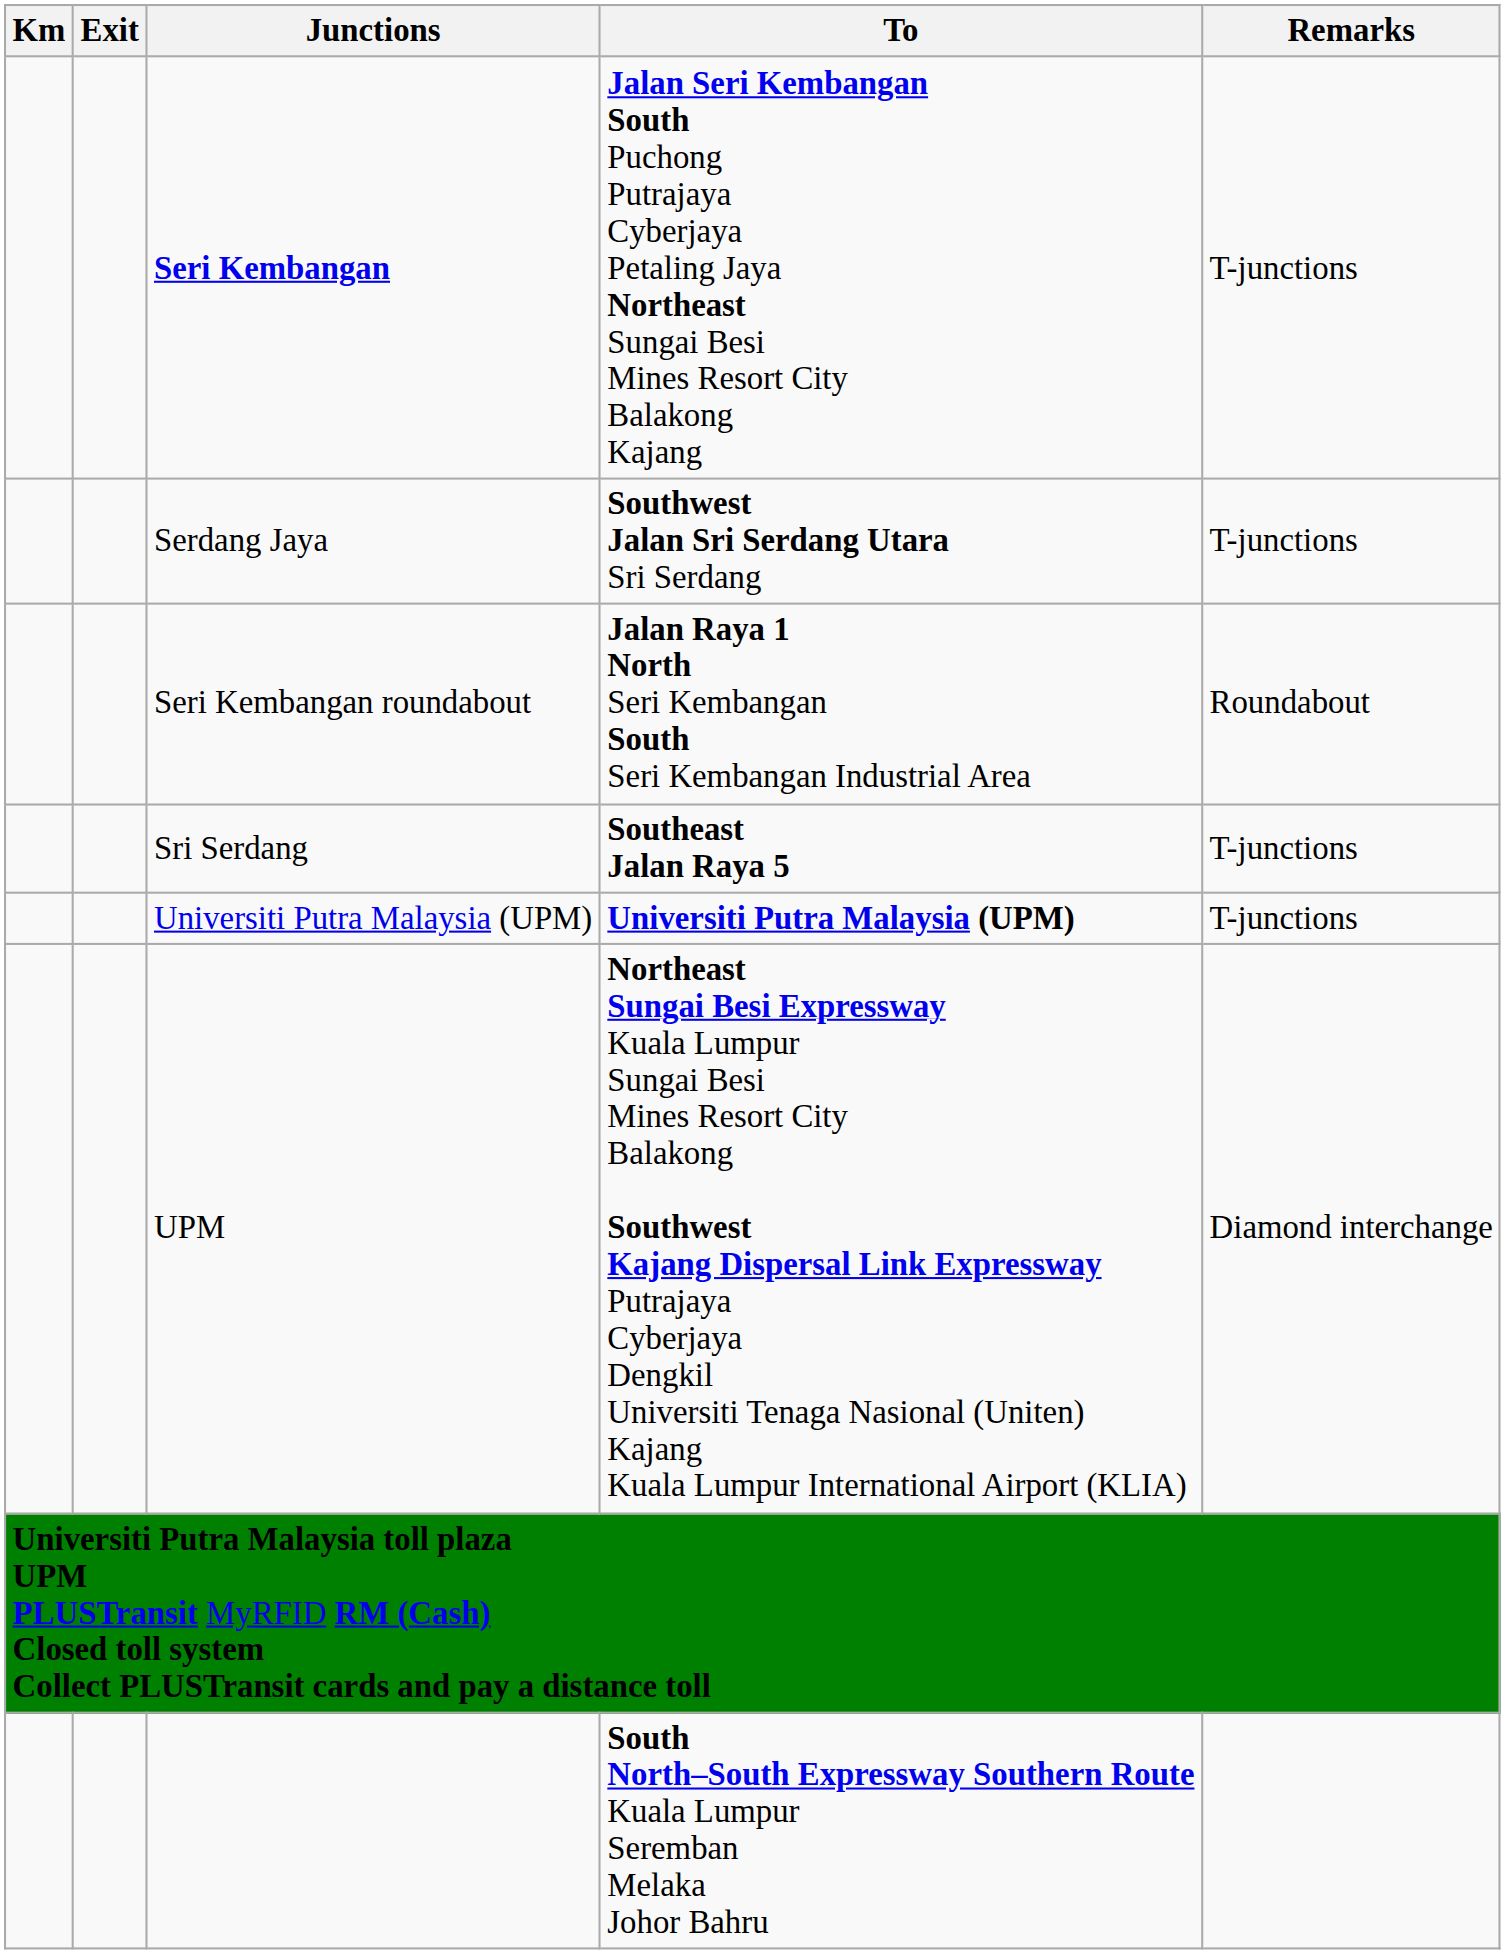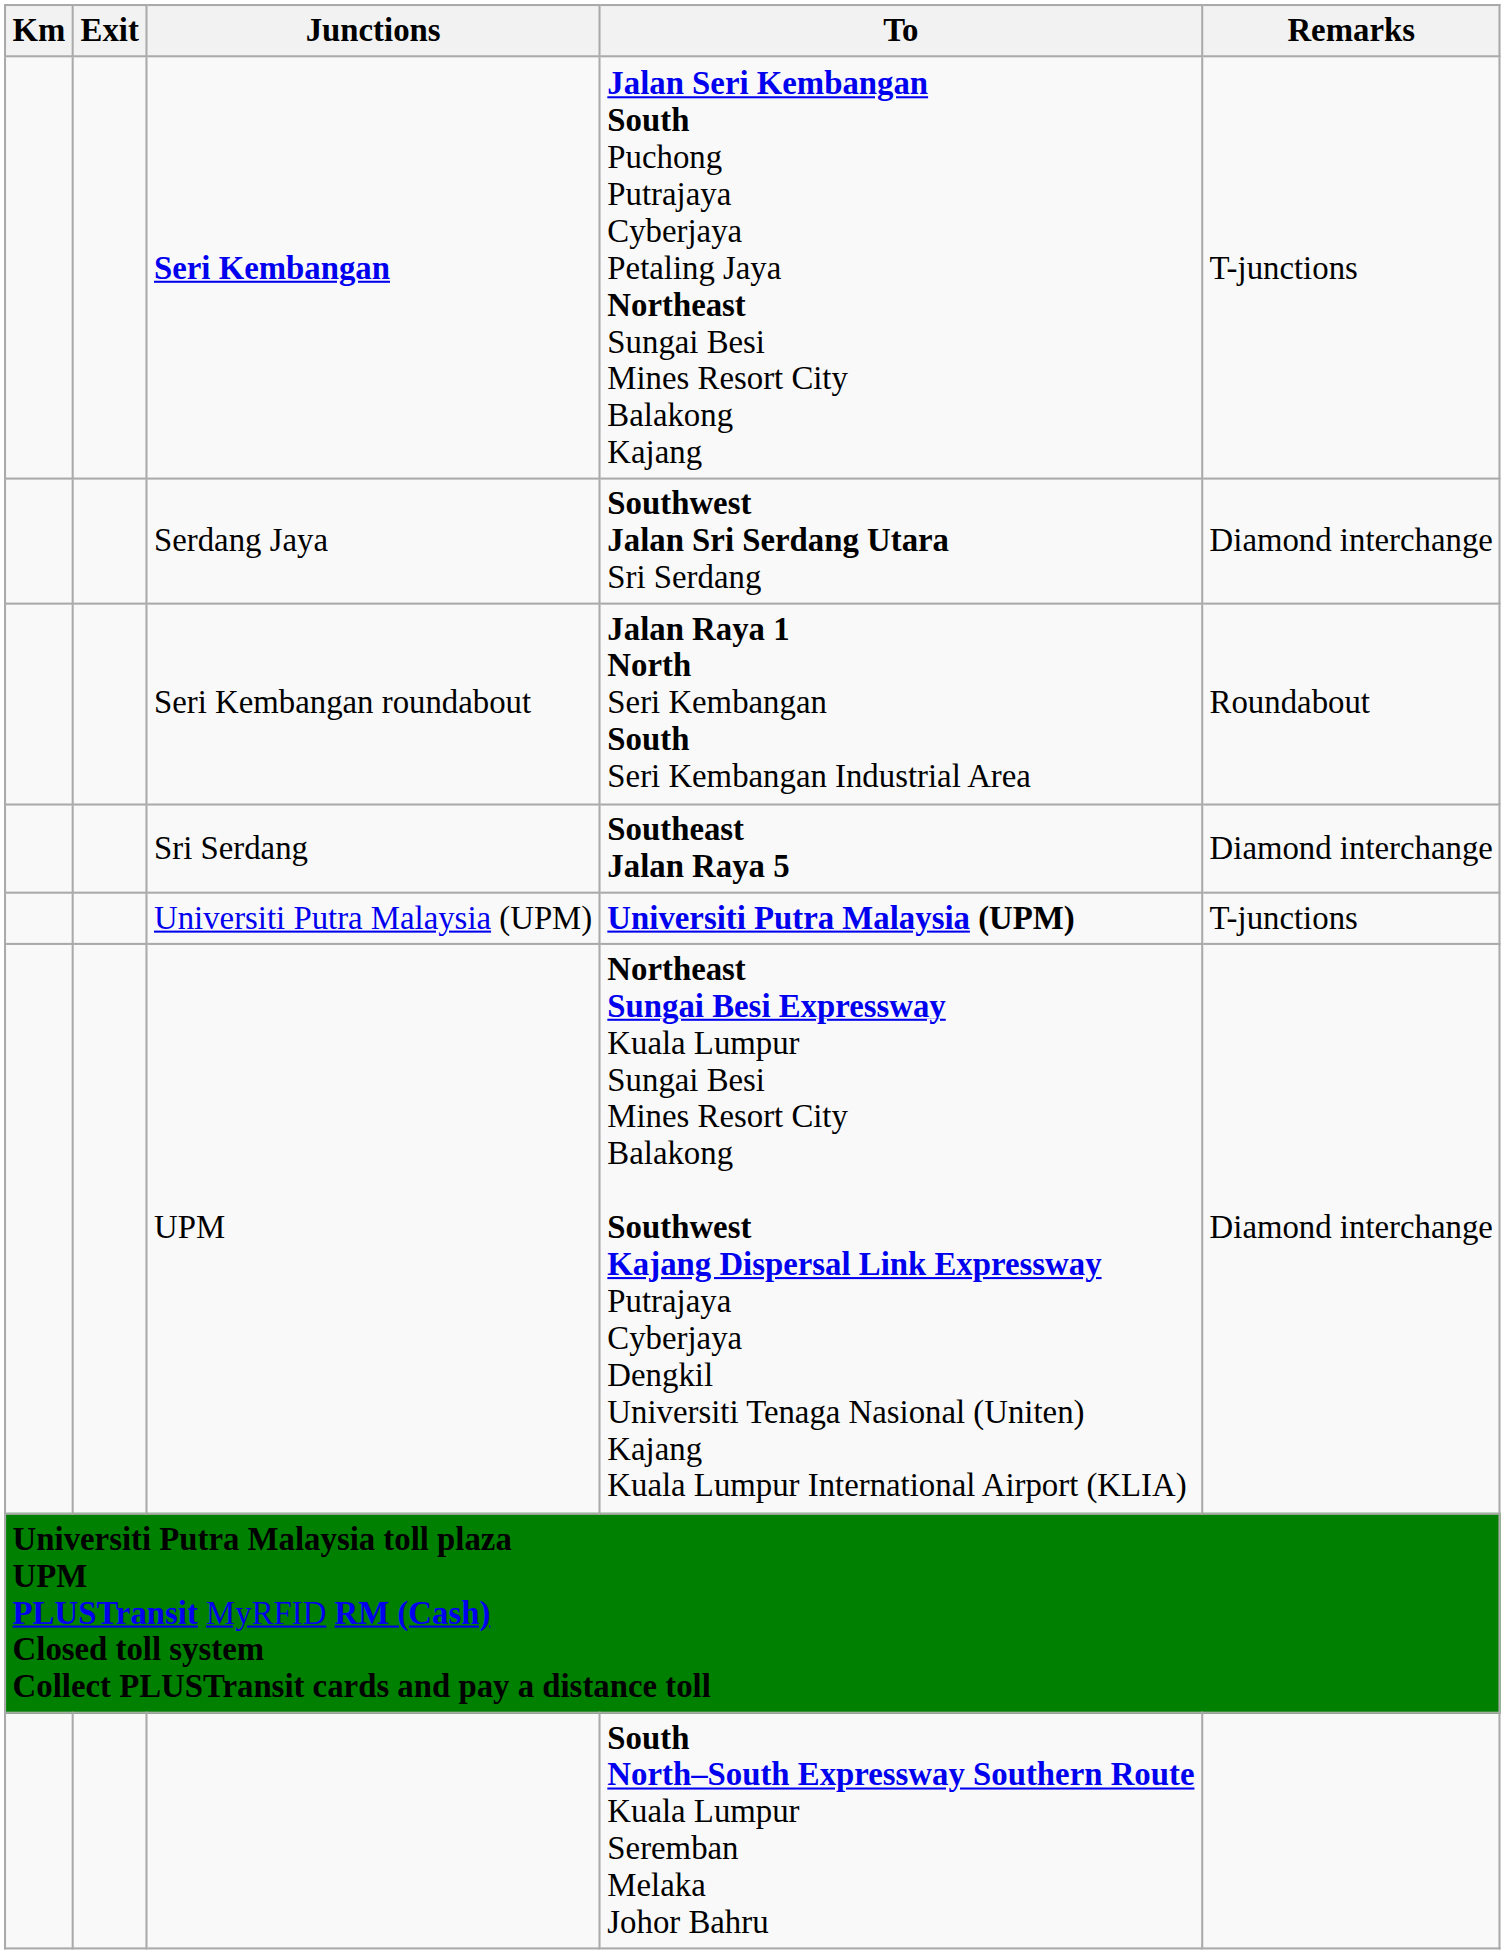(1284, 540) T-junctions -> (1351, 540) Diamond interchange
(1284, 847) T-junctions -> (1351, 847) Diamond interchange
